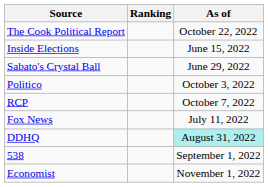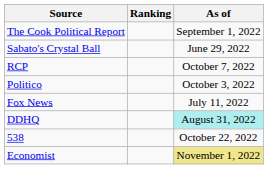(218, 31) October 22, 2022 -> (218, 31) September 1, 2022
- row: (43, 48)
rows swapped: (24, 84) <-> (18, 102)
(218, 155) September 1, 2022 -> (218, 137) October 22, 2022
(218, 173) no background -> (218, 155) khaki background
